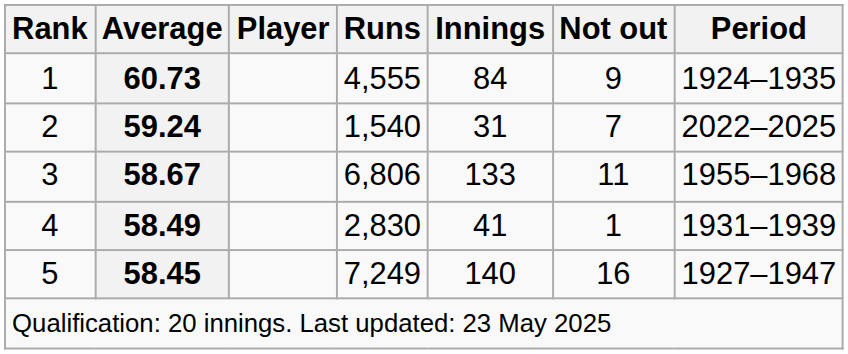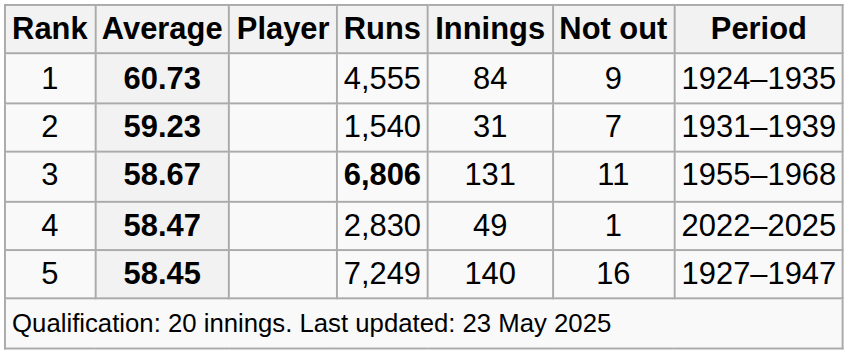(162, 126) 59.24 -> (162, 126) 59.23
(759, 126) 2022–2025 -> (759, 126) 1931–1939
(382, 175) normal -> (382, 175) bold
(490, 175) 133 -> (490, 175) 131
(162, 224) 58.49 -> (162, 224) 58.47
(490, 224) 41 -> (490, 224) 49
(759, 224) 1931–1939 -> (759, 224) 2022–2025
